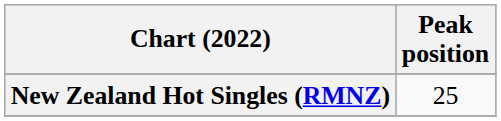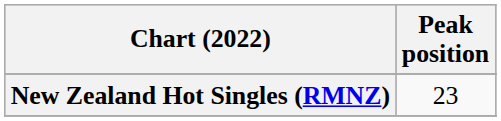(446, 94) 25 -> (446, 94) 23
